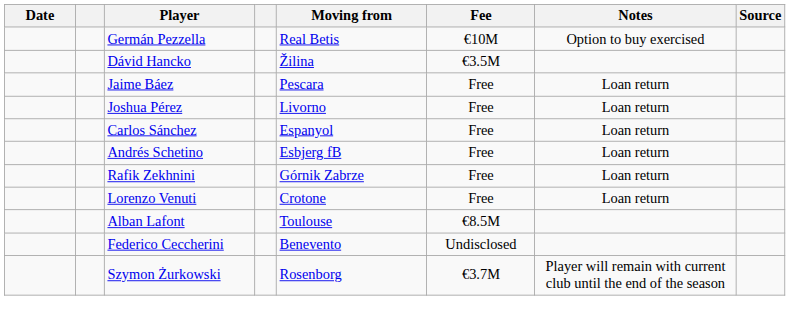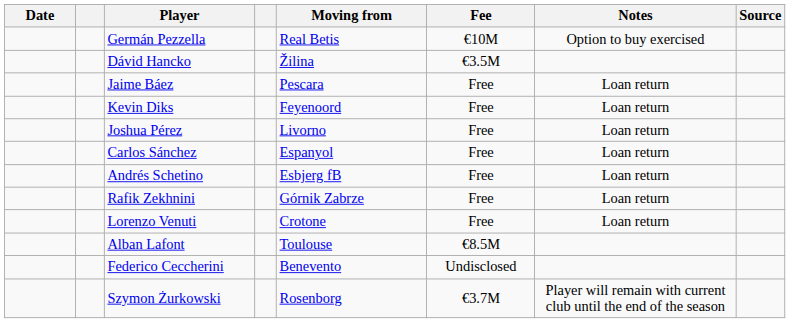+ row: (140, 107)
